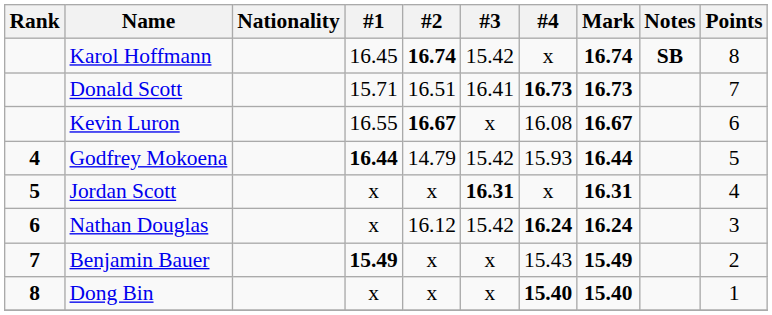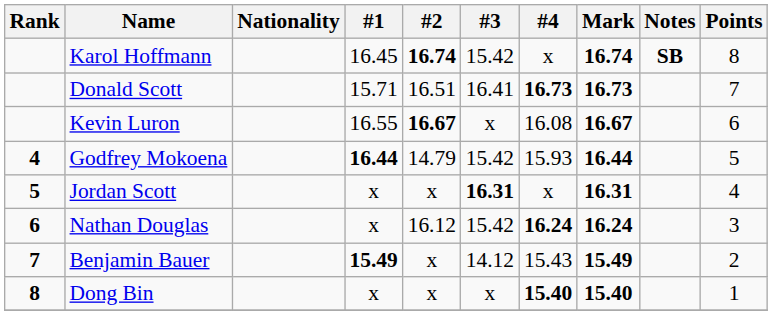(490, 259) x -> (490, 259) 14.12
